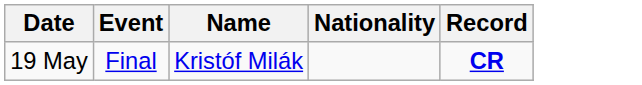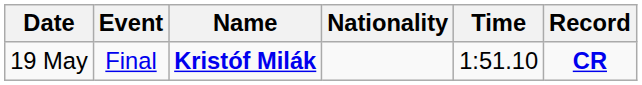+ column: (499, 23)
(239, 60) normal -> (245, 60) bold
